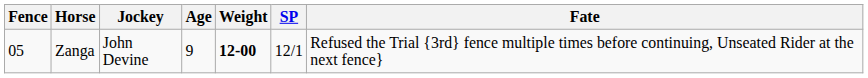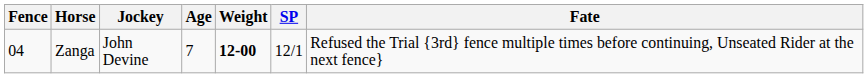(16, 51) 05 -> (16, 51) 04
(189, 51) 9 -> (189, 51) 7
